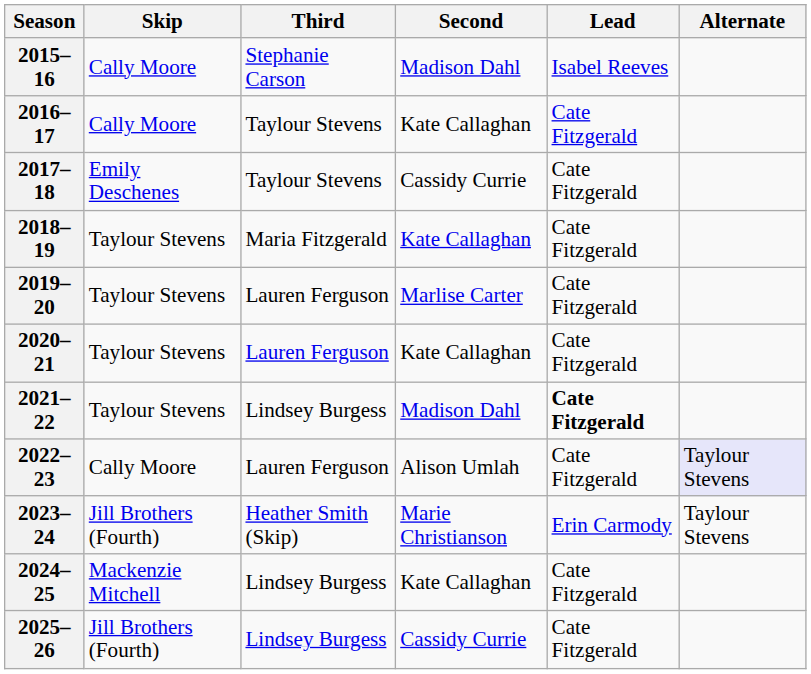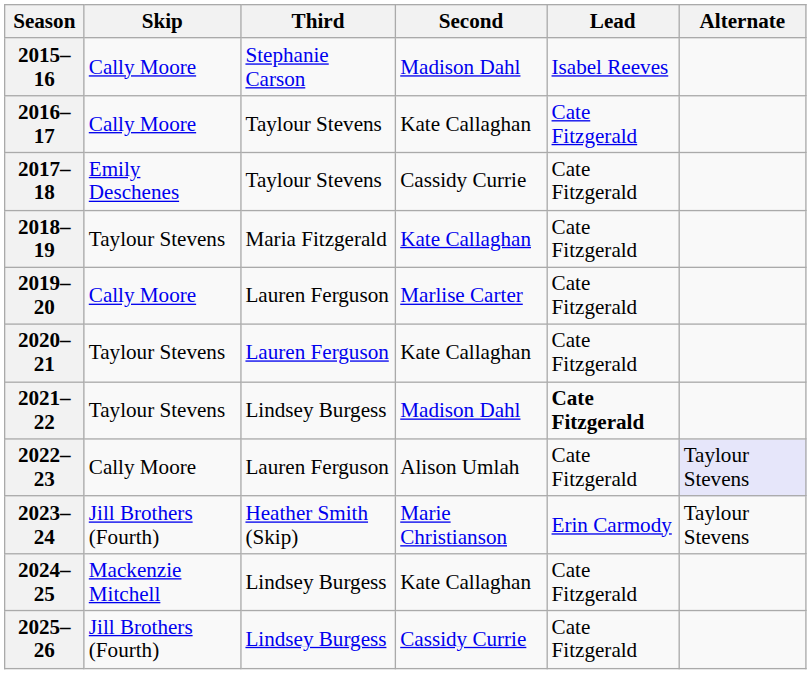(157, 295) Taylour Stevens -> (142, 295) Cally Moore
